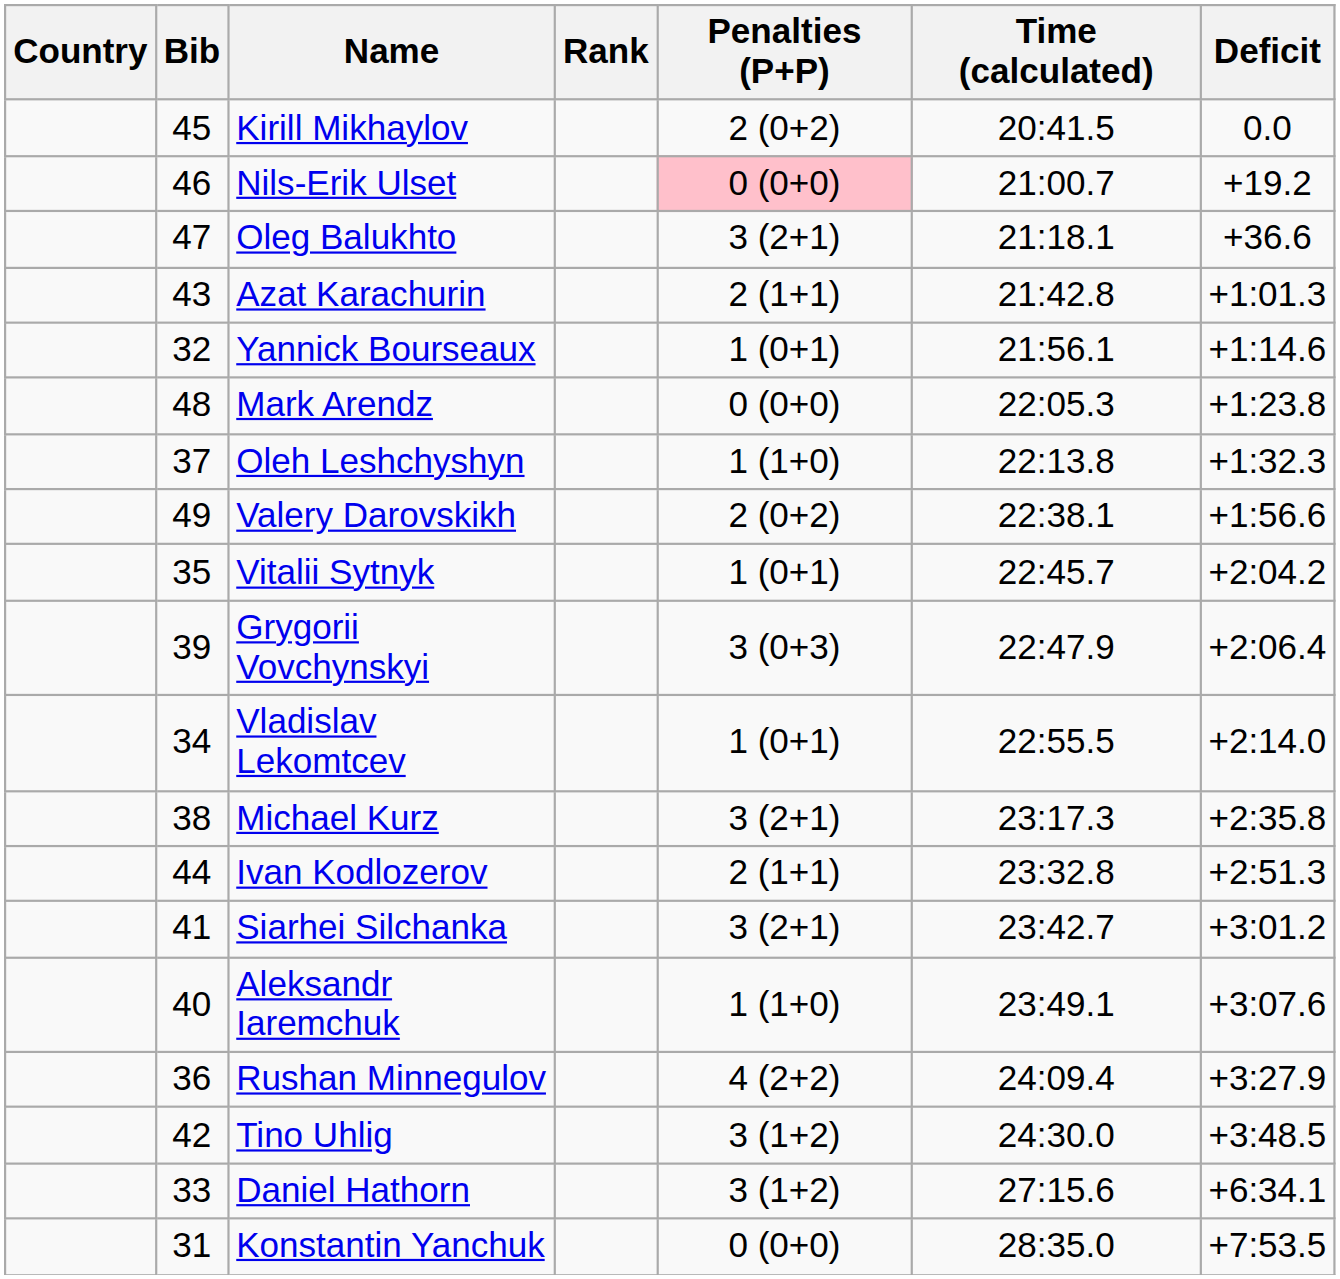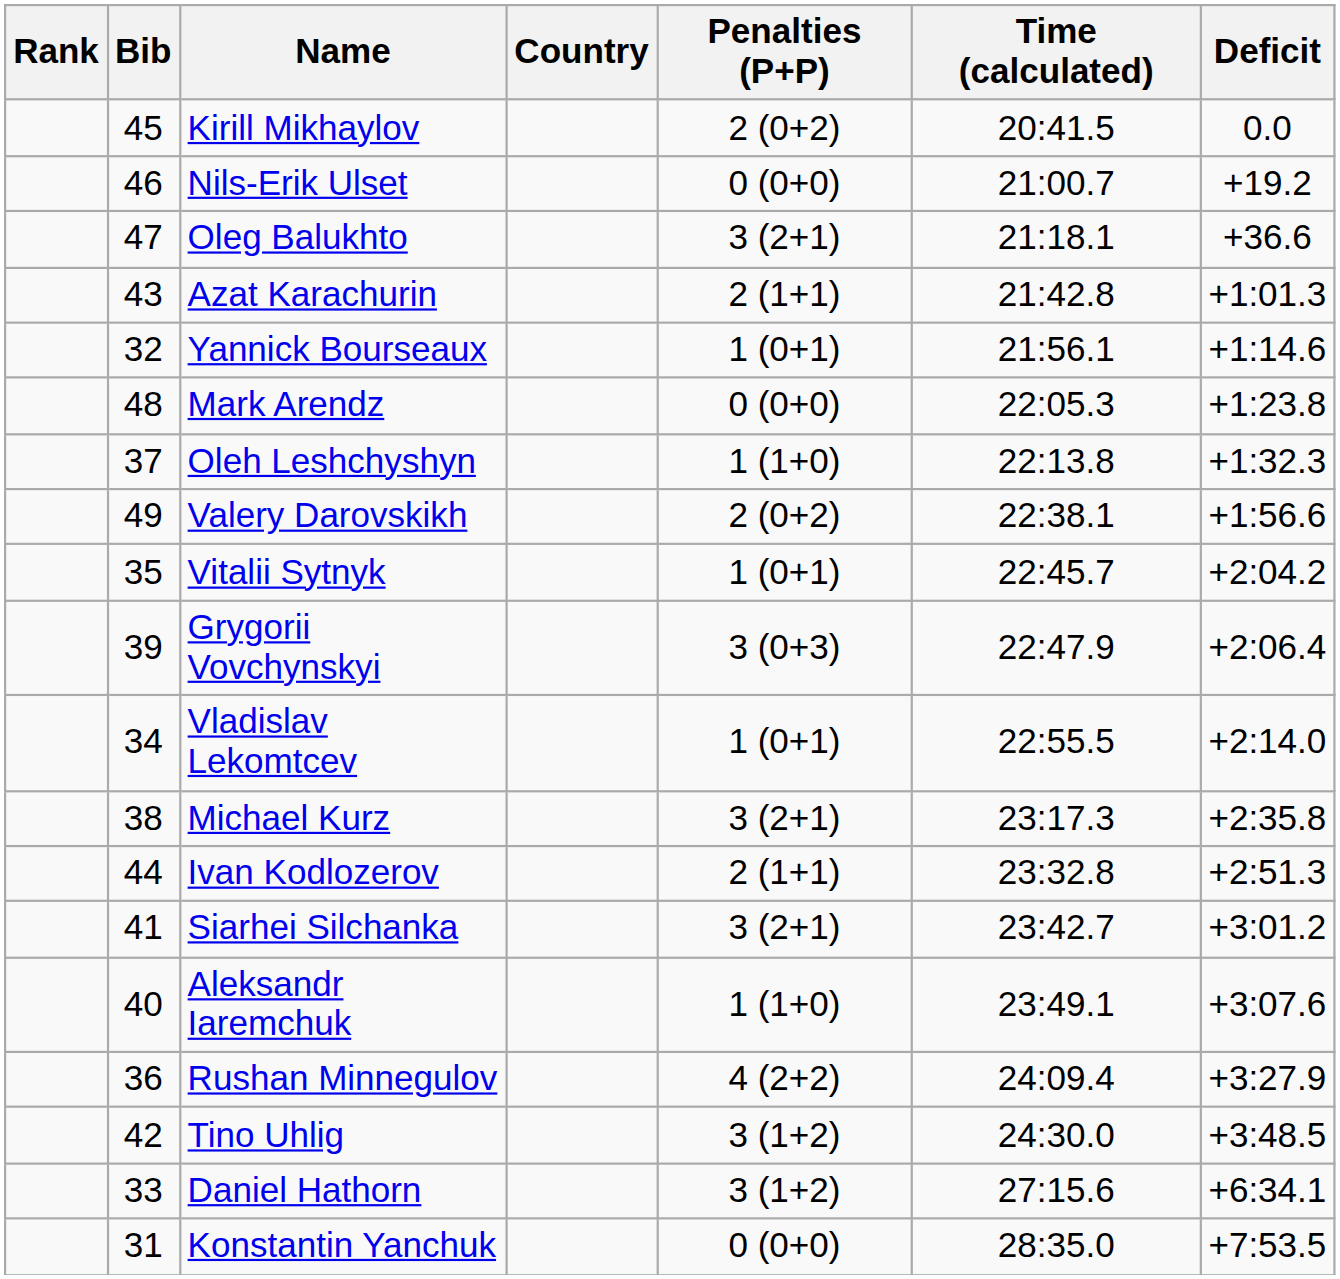columns swapped: (606, 51) <-> (80, 51)
(784, 182) pink background -> (784, 182) no background
